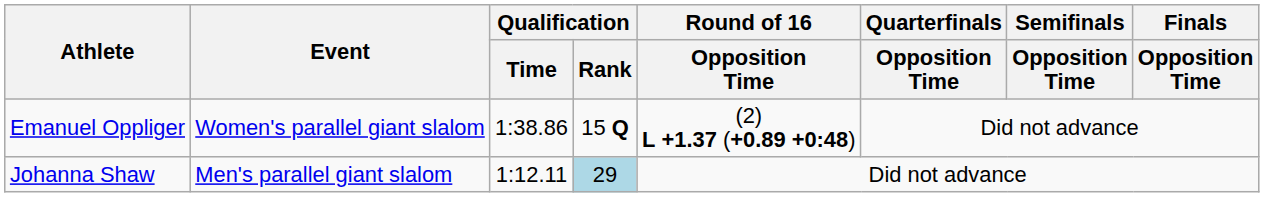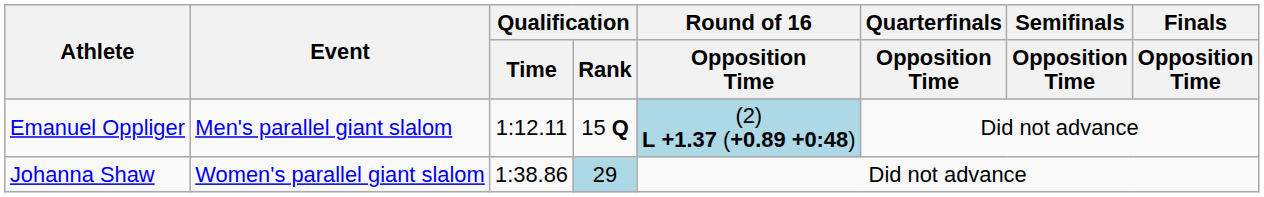(340, 128) Women's parallel giant slalom -> (324, 128) Men's parallel giant slalom
(531, 128) 1:38.86 -> (531, 128) 1:12.11
(749, 128) no background -> (749, 128) lightblue background
(324, 175) Men's parallel giant slalom -> (340, 175) Women's parallel giant slalom
(531, 175) 1:12.11 -> (531, 175) 1:38.86
